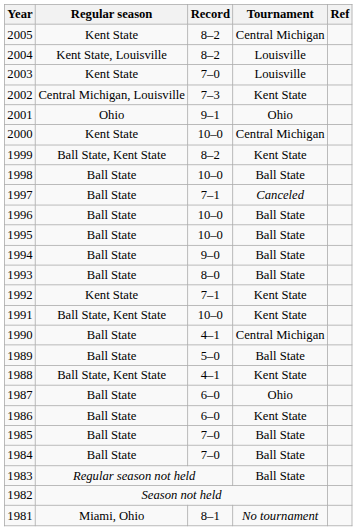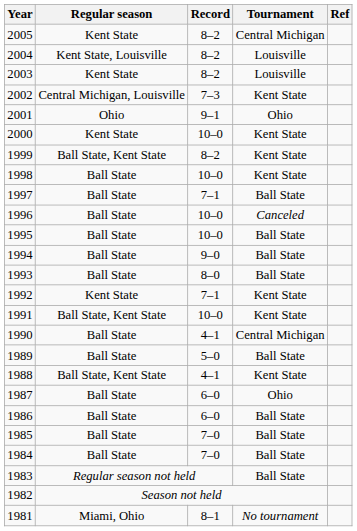(210, 74) 7–0 -> (210, 74) 8–2
(280, 134) Central Michigan -> (280, 134) Kent State
(280, 174) Ball State -> (280, 174) Kent State
(280, 194) Canceled -> (280, 194) Ball State
(280, 214) Ball State -> (280, 214) Canceled
(280, 415) Kent State -> (280, 415) Ball State
